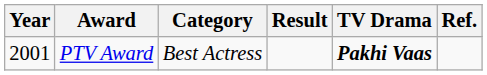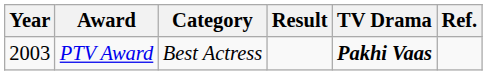(30, 53) 2001 -> (30, 53) 2003
